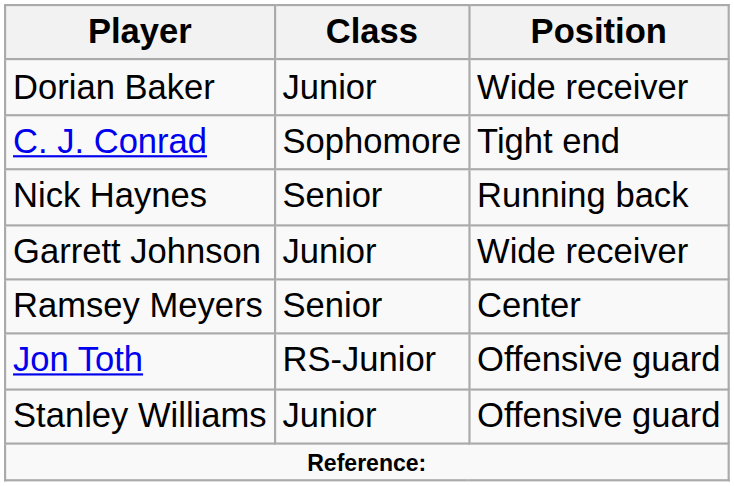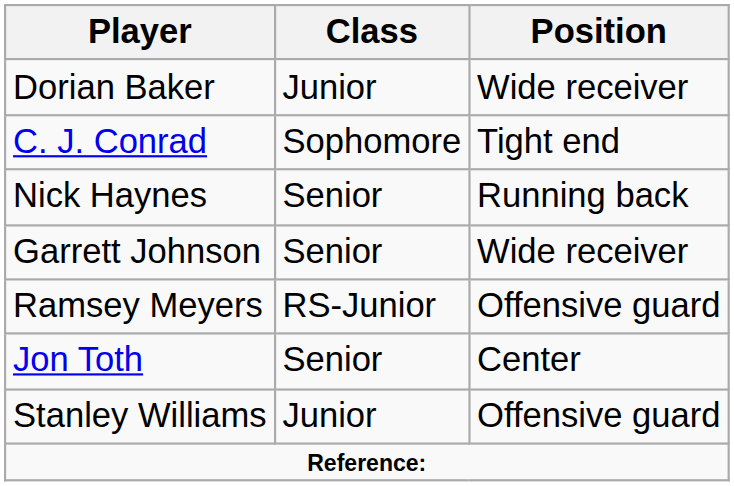(330, 251) Junior -> (332, 251) Senior
(332, 305) Senior -> (359, 305) RS-Junior
(529, 305) Center -> (599, 305) Offensive guard
(359, 360) RS-Junior -> (332, 360) Senior
(599, 360) Offensive guard -> (529, 360) Center
